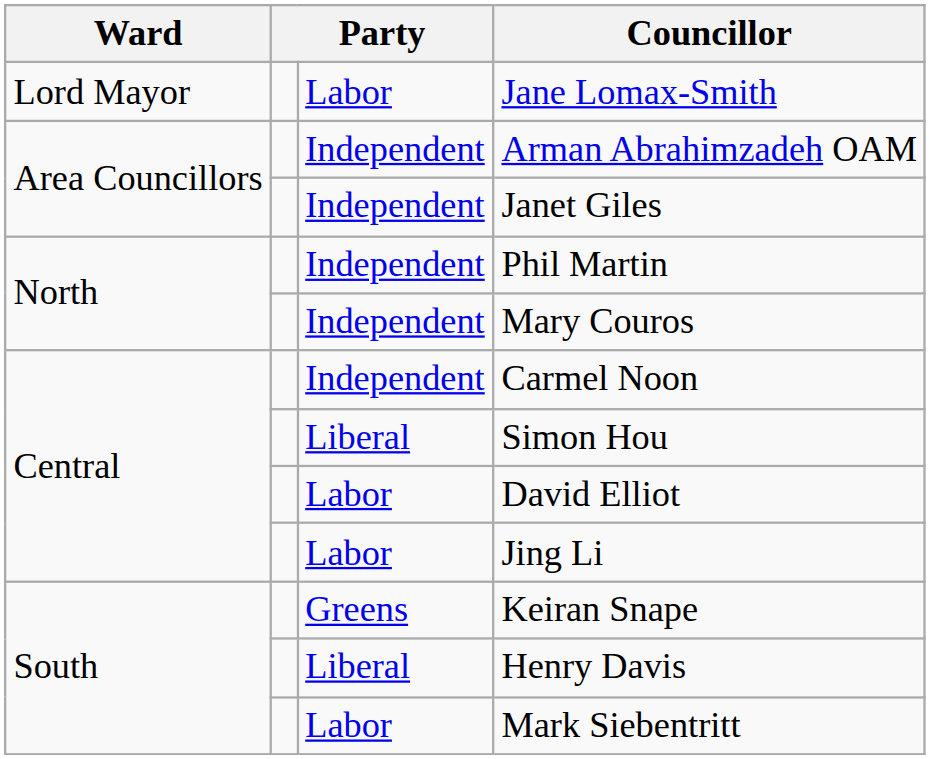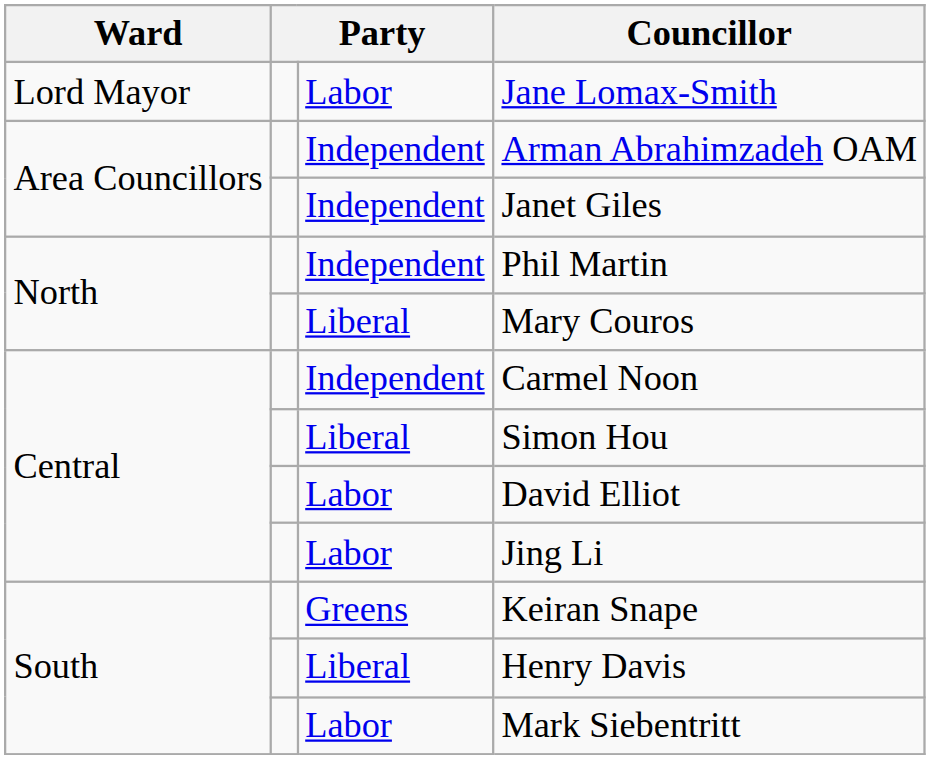(395, 321) Independent -> (358, 321) Liberal
